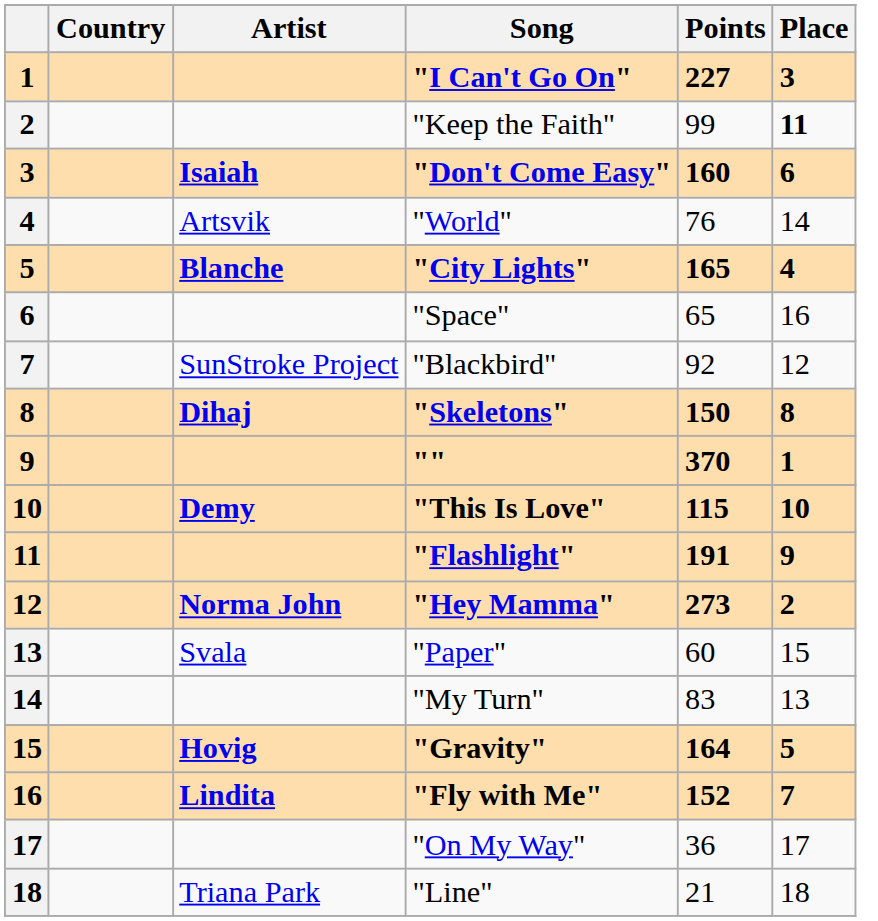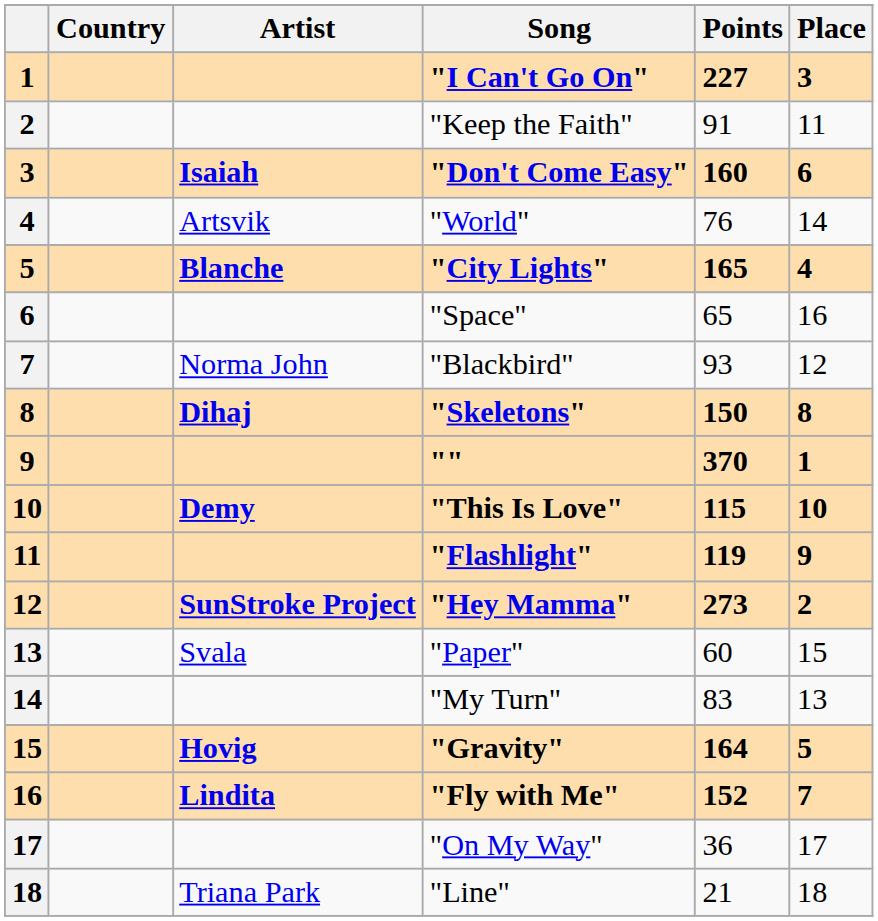(700, 124) 99 -> (718, 124) 91
(794, 124) bold -> (812, 124) normal
(289, 364) SunStroke Project -> (254, 364) Norma John
(700, 364) 92 -> (718, 364) 93
(708, 556) 191 -> (724, 556) 119
(260, 603) Norma John -> (298, 603) SunStroke Project
